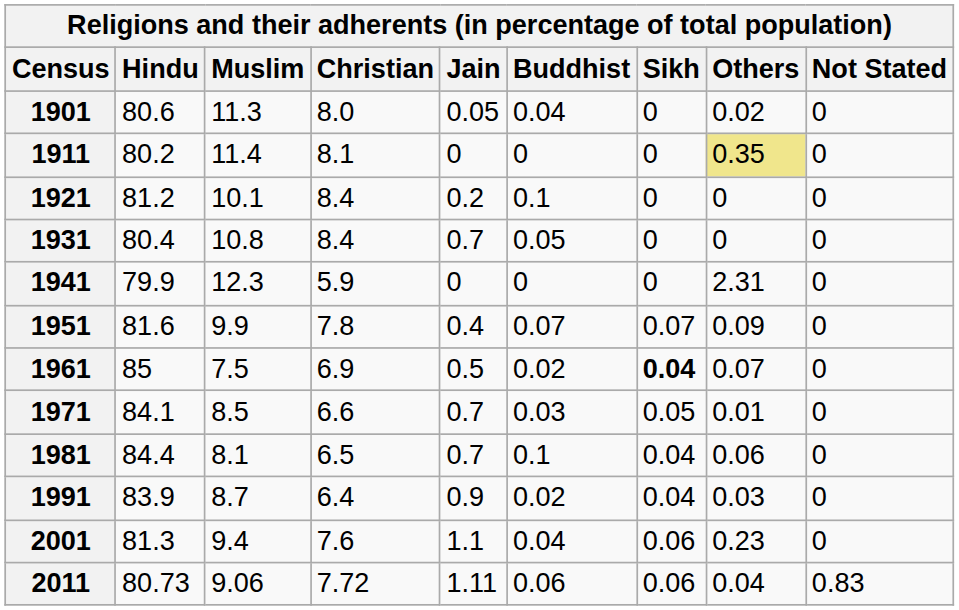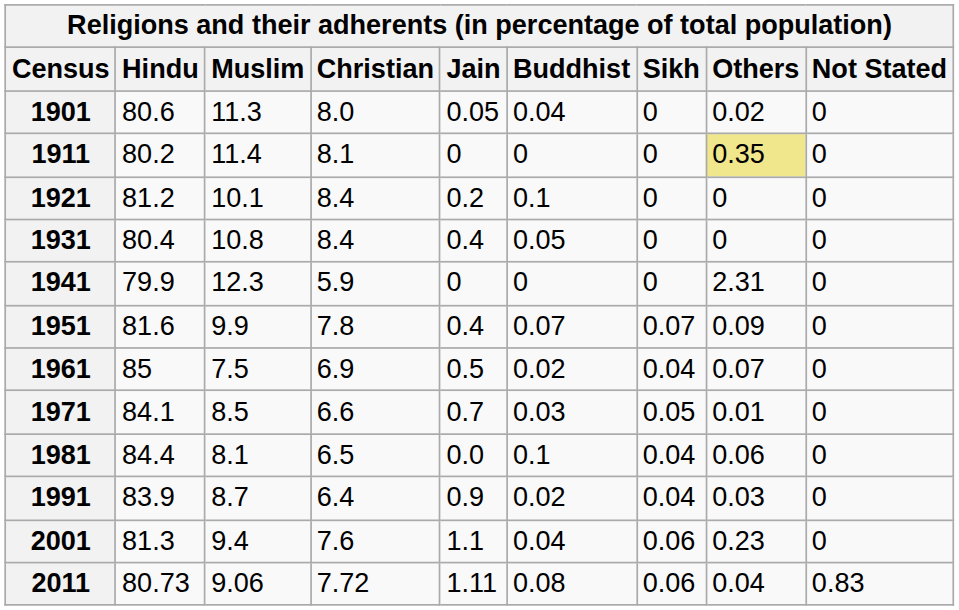(465, 240) 0.7 -> (465, 240) 0.4
(669, 369) bold -> (669, 369) normal
(465, 454) 0.7 -> (465, 454) 0.0
(539, 583) 0.06 -> (539, 583) 0.08
